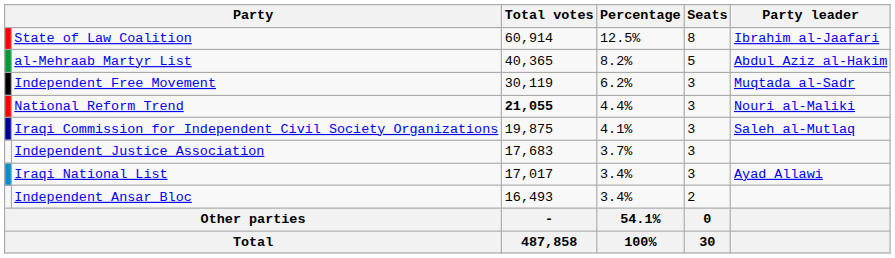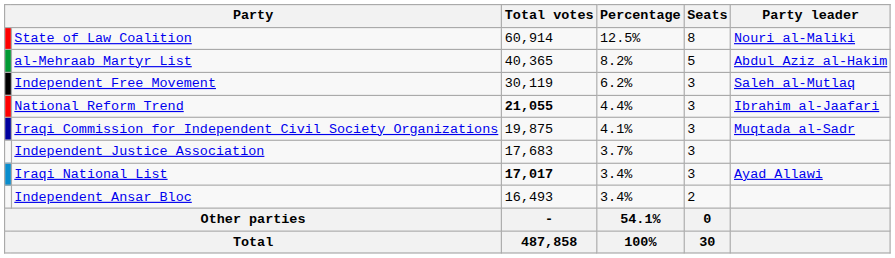(807, 38) Ibrahim al-Jaafari -> (795, 38) Nouri al-Maliki
(795, 83) Muqtada al-Sadr -> (795, 83) Saleh al-Mutlaq
(795, 106) Nouri al-Maliki -> (807, 106) Ibrahim al-Jaafari
(795, 129) Saleh al-Mutlaq -> (795, 129) Muqtada al-Sadr
(529, 174) normal -> (529, 174) bold
